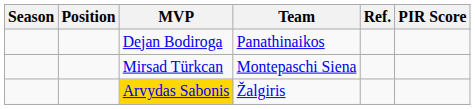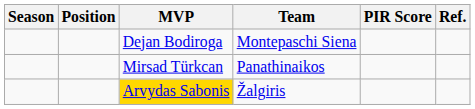columns swapped: (432, 16) <-> (377, 16)
(281, 41) Panathinaikos -> (297, 41) Montepaschi Siena
(297, 66) Montepaschi Siena -> (281, 66) Panathinaikos
